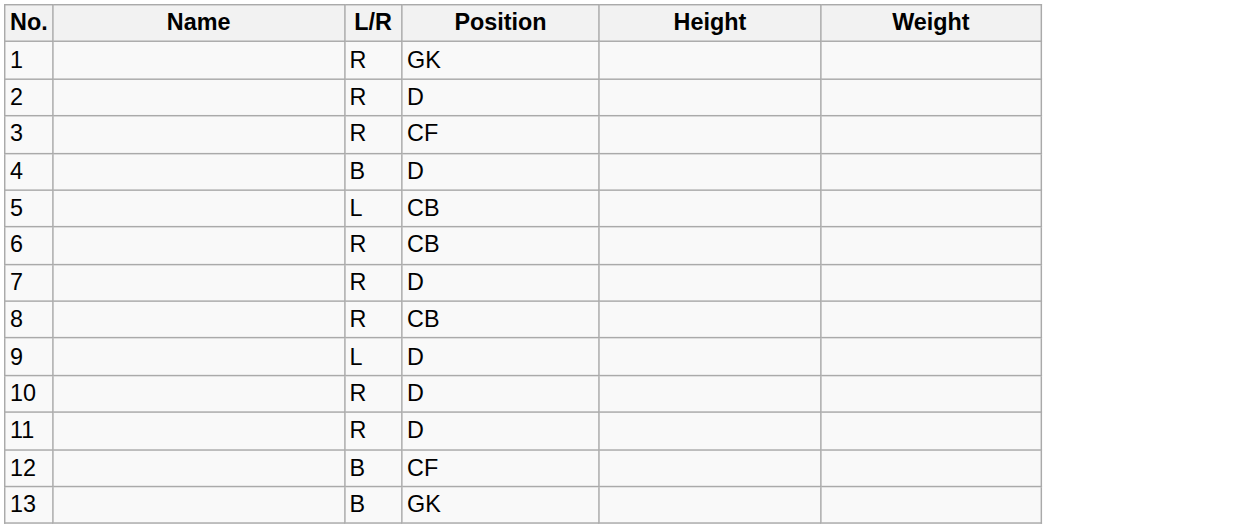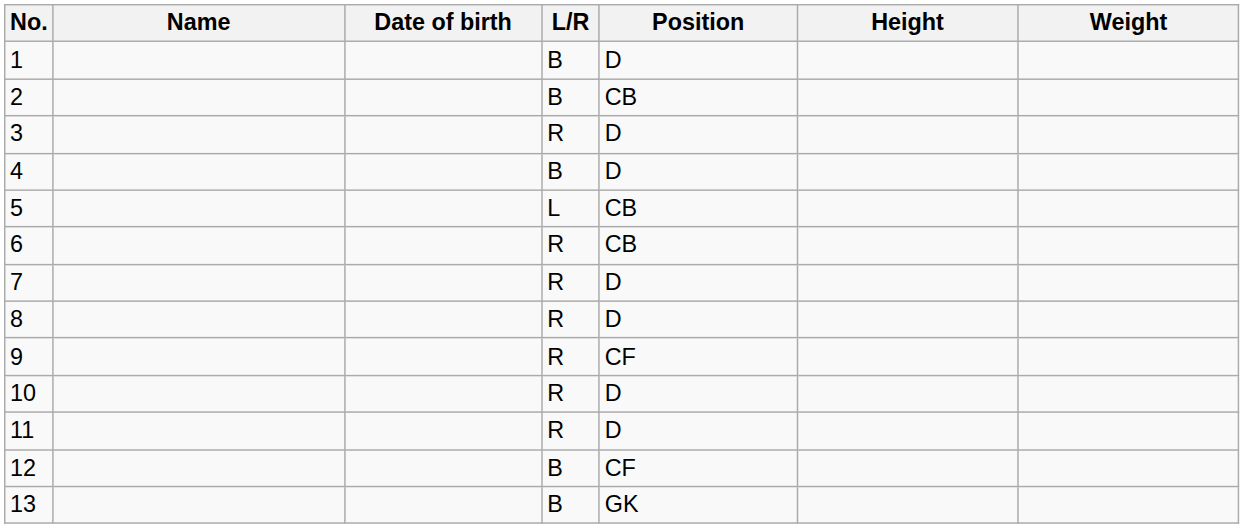+ column: (443, 23)
(358, 60) R -> (555, 60) B
(424, 60) GK -> (613, 60) D
(358, 97) R -> (555, 97) B
(416, 97) D -> (621, 97) CB
(423, 134) CF -> (613, 134) D
(423, 319) CB -> (613, 319) D
(356, 356) L -> (556, 356) R
(416, 356) D -> (620, 356) CF
